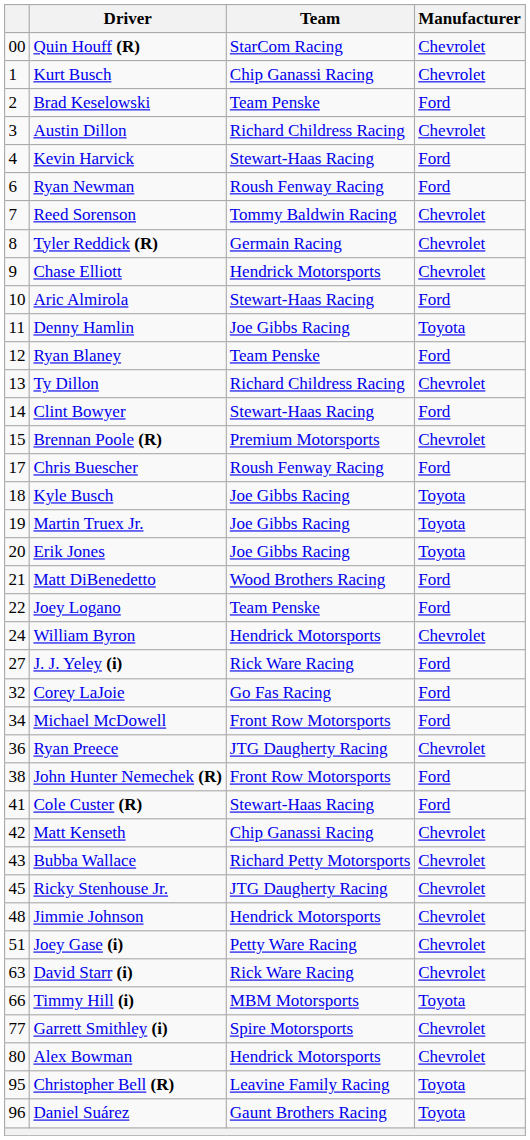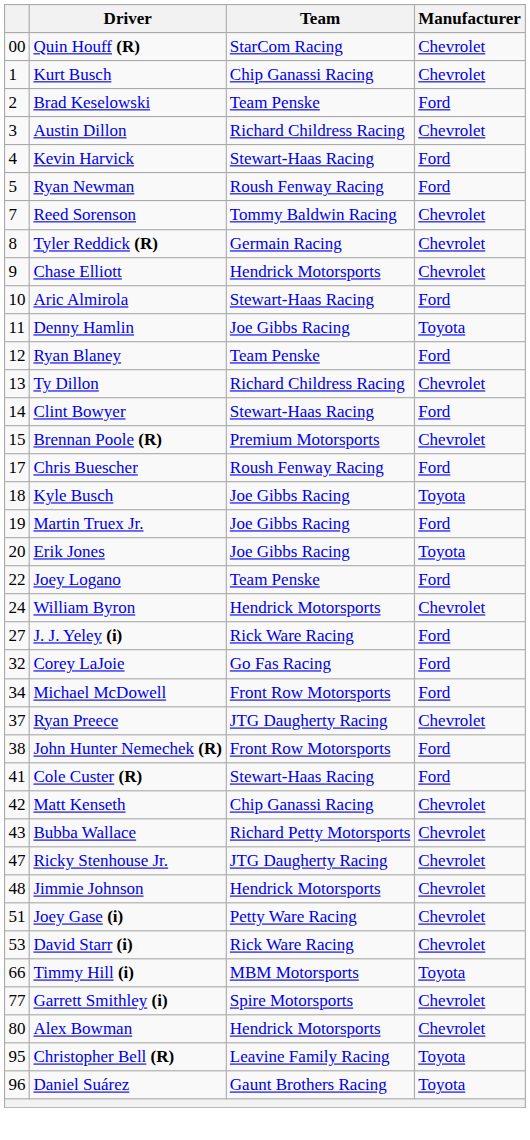(13, 187) 6 -> (13, 187) 5
(442, 523) Toyota -> (434, 523) Ford
- row: (95, 580)
(17, 748) 36 -> (17, 720) 37
(17, 888) 45 -> (17, 860) 47
(17, 973) 63 -> (17, 945) 53
